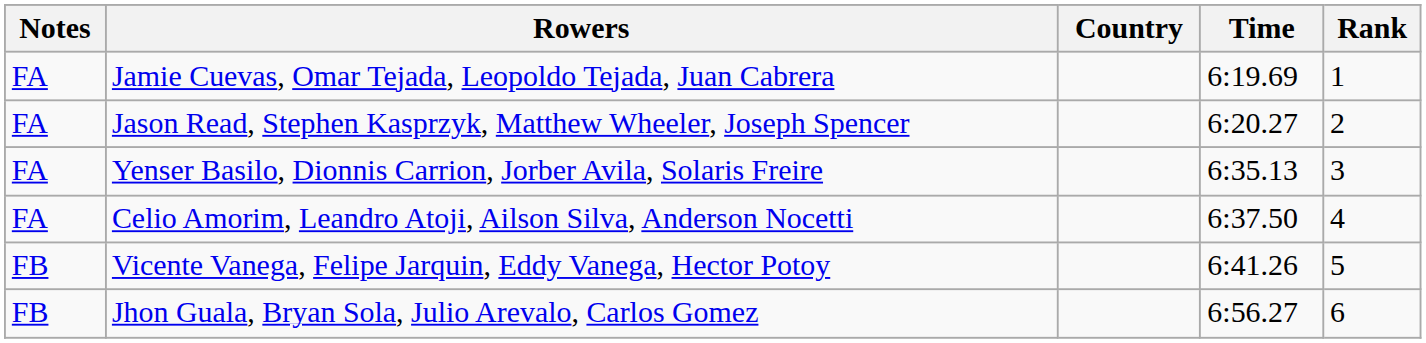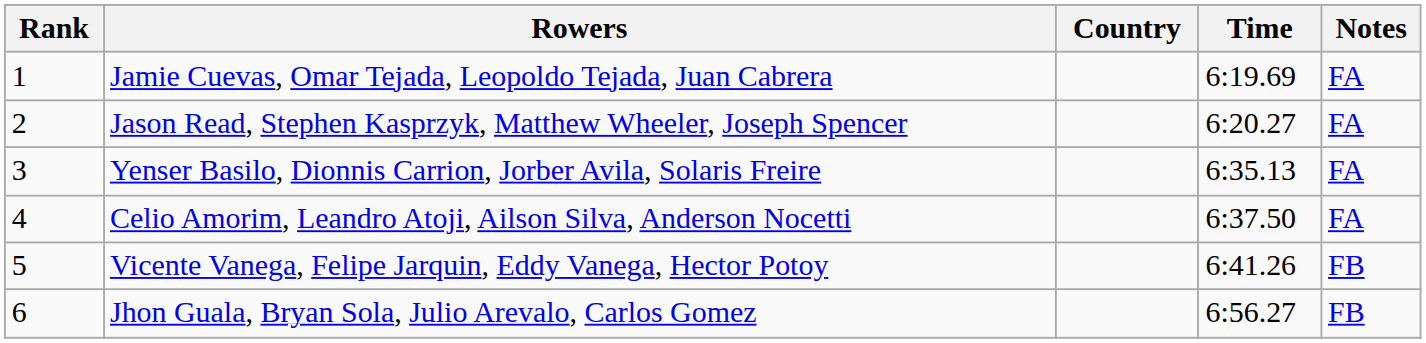columns swapped: (1372, 28) <-> (55, 28)
